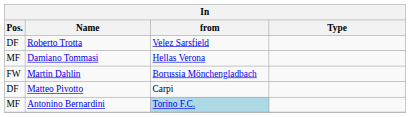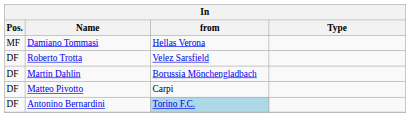rows swapped: (63, 58) <-> (55, 43)
(14, 74) FW -> (13, 74) DF
(13, 105) MF -> (13, 105) DF
